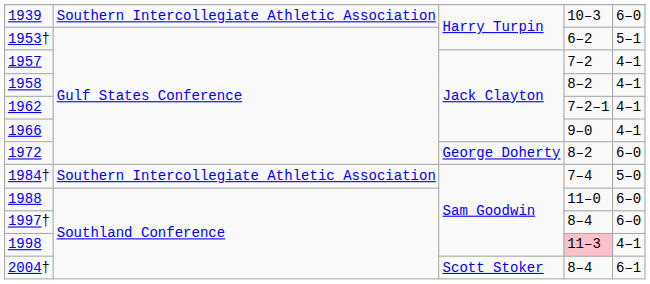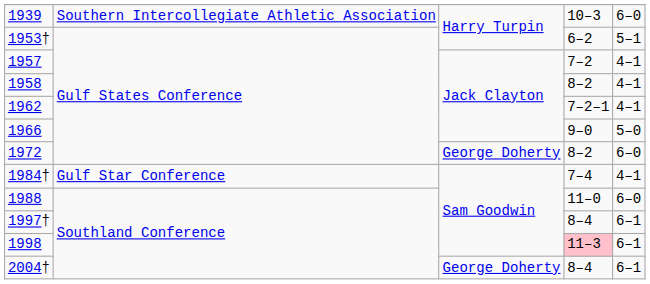(629, 130) 4–1 -> (629, 130) 5–0
(246, 176) Southern Intercollegiate Athletic Association -> (141, 176) Gulf Star Conference
(629, 176) 5–0 -> (629, 176) 4–1
(629, 222) 6–0 -> (629, 222) 6–1
(629, 245) 4–1 -> (629, 245) 6–1
(493, 268) Scott Stoker -> (502, 268) George Doherty
